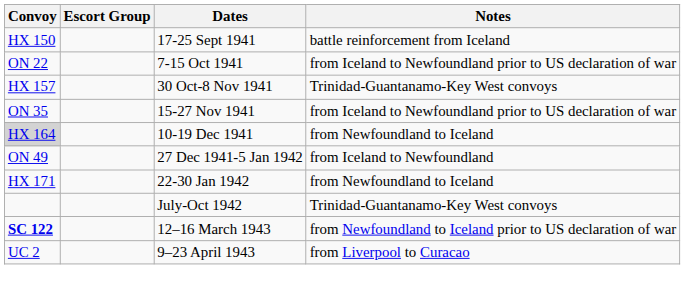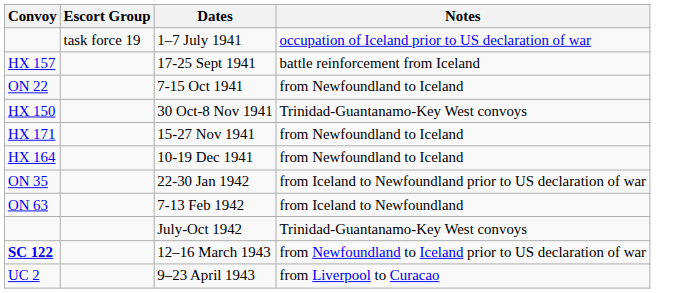+ row: (199, 39)
(32, 39) HX 150 -> (32, 63) HX 157
(493, 63) from Iceland to Newfoundland prior to US declaration of war -> (371, 87) from Newfoundland to Iceland
(32, 87) HX 157 -> (32, 110) HX 150
(28, 110) ON 35 -> (32, 134) HX 171
(493, 110) from Iceland to Newfoundland prior to US declaration of war -> (371, 134) from Newfoundland to Iceland
(32, 134) lightgrey background -> (32, 157) no background
- row: (230, 157)
(32, 181) HX 171 -> (28, 181) ON 35
(402, 181) from Newfoundland to Iceland -> (463, 181) from Iceland to Newfoundland prior to US declaration of war
+ row: (201, 205)
